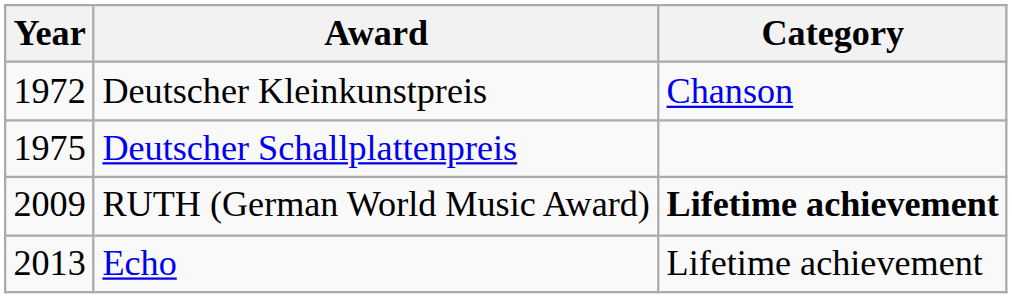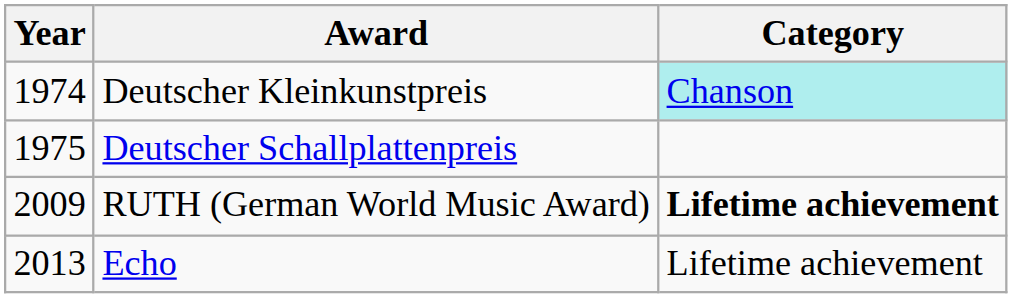(50, 90) 1972 -> (50, 90) 1974
(730, 90) no background -> (730, 90) paleturquoise background
